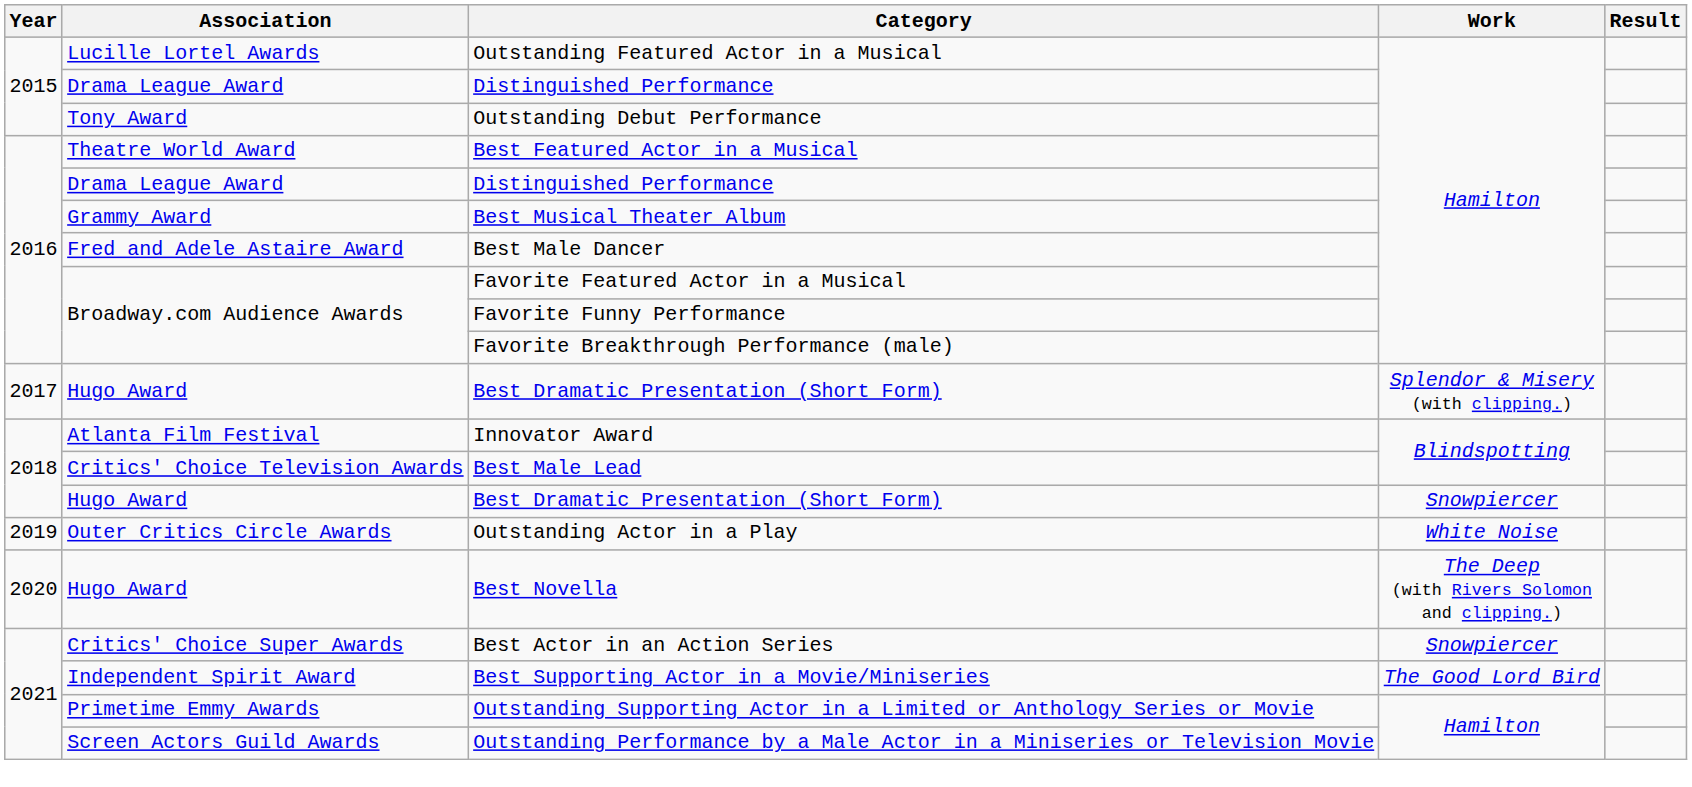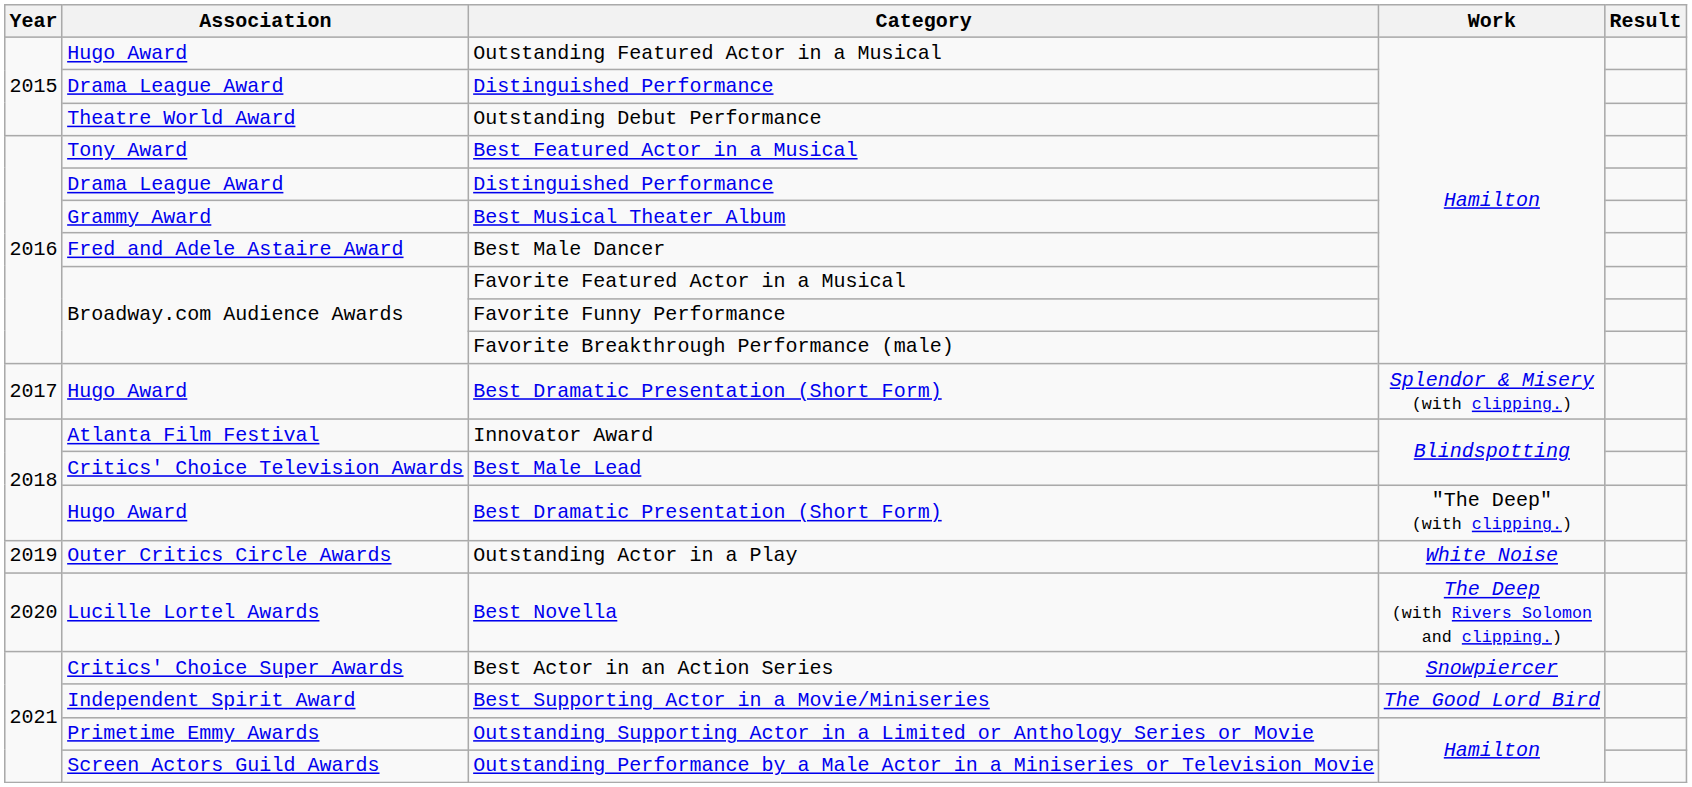(193, 54) Lucille Lortel Awards -> (127, 54) Hugo Award
(127, 119) Tony Award -> (181, 119) Theatre World Award
(181, 152) Theatre World Award -> (127, 152) Tony Award
(1492, 501) Snowpiercer -> (1492, 512) "The Deep" (with clipping.)
(127, 589) Hugo Award -> (193, 612) Lucille Lortel Awards
